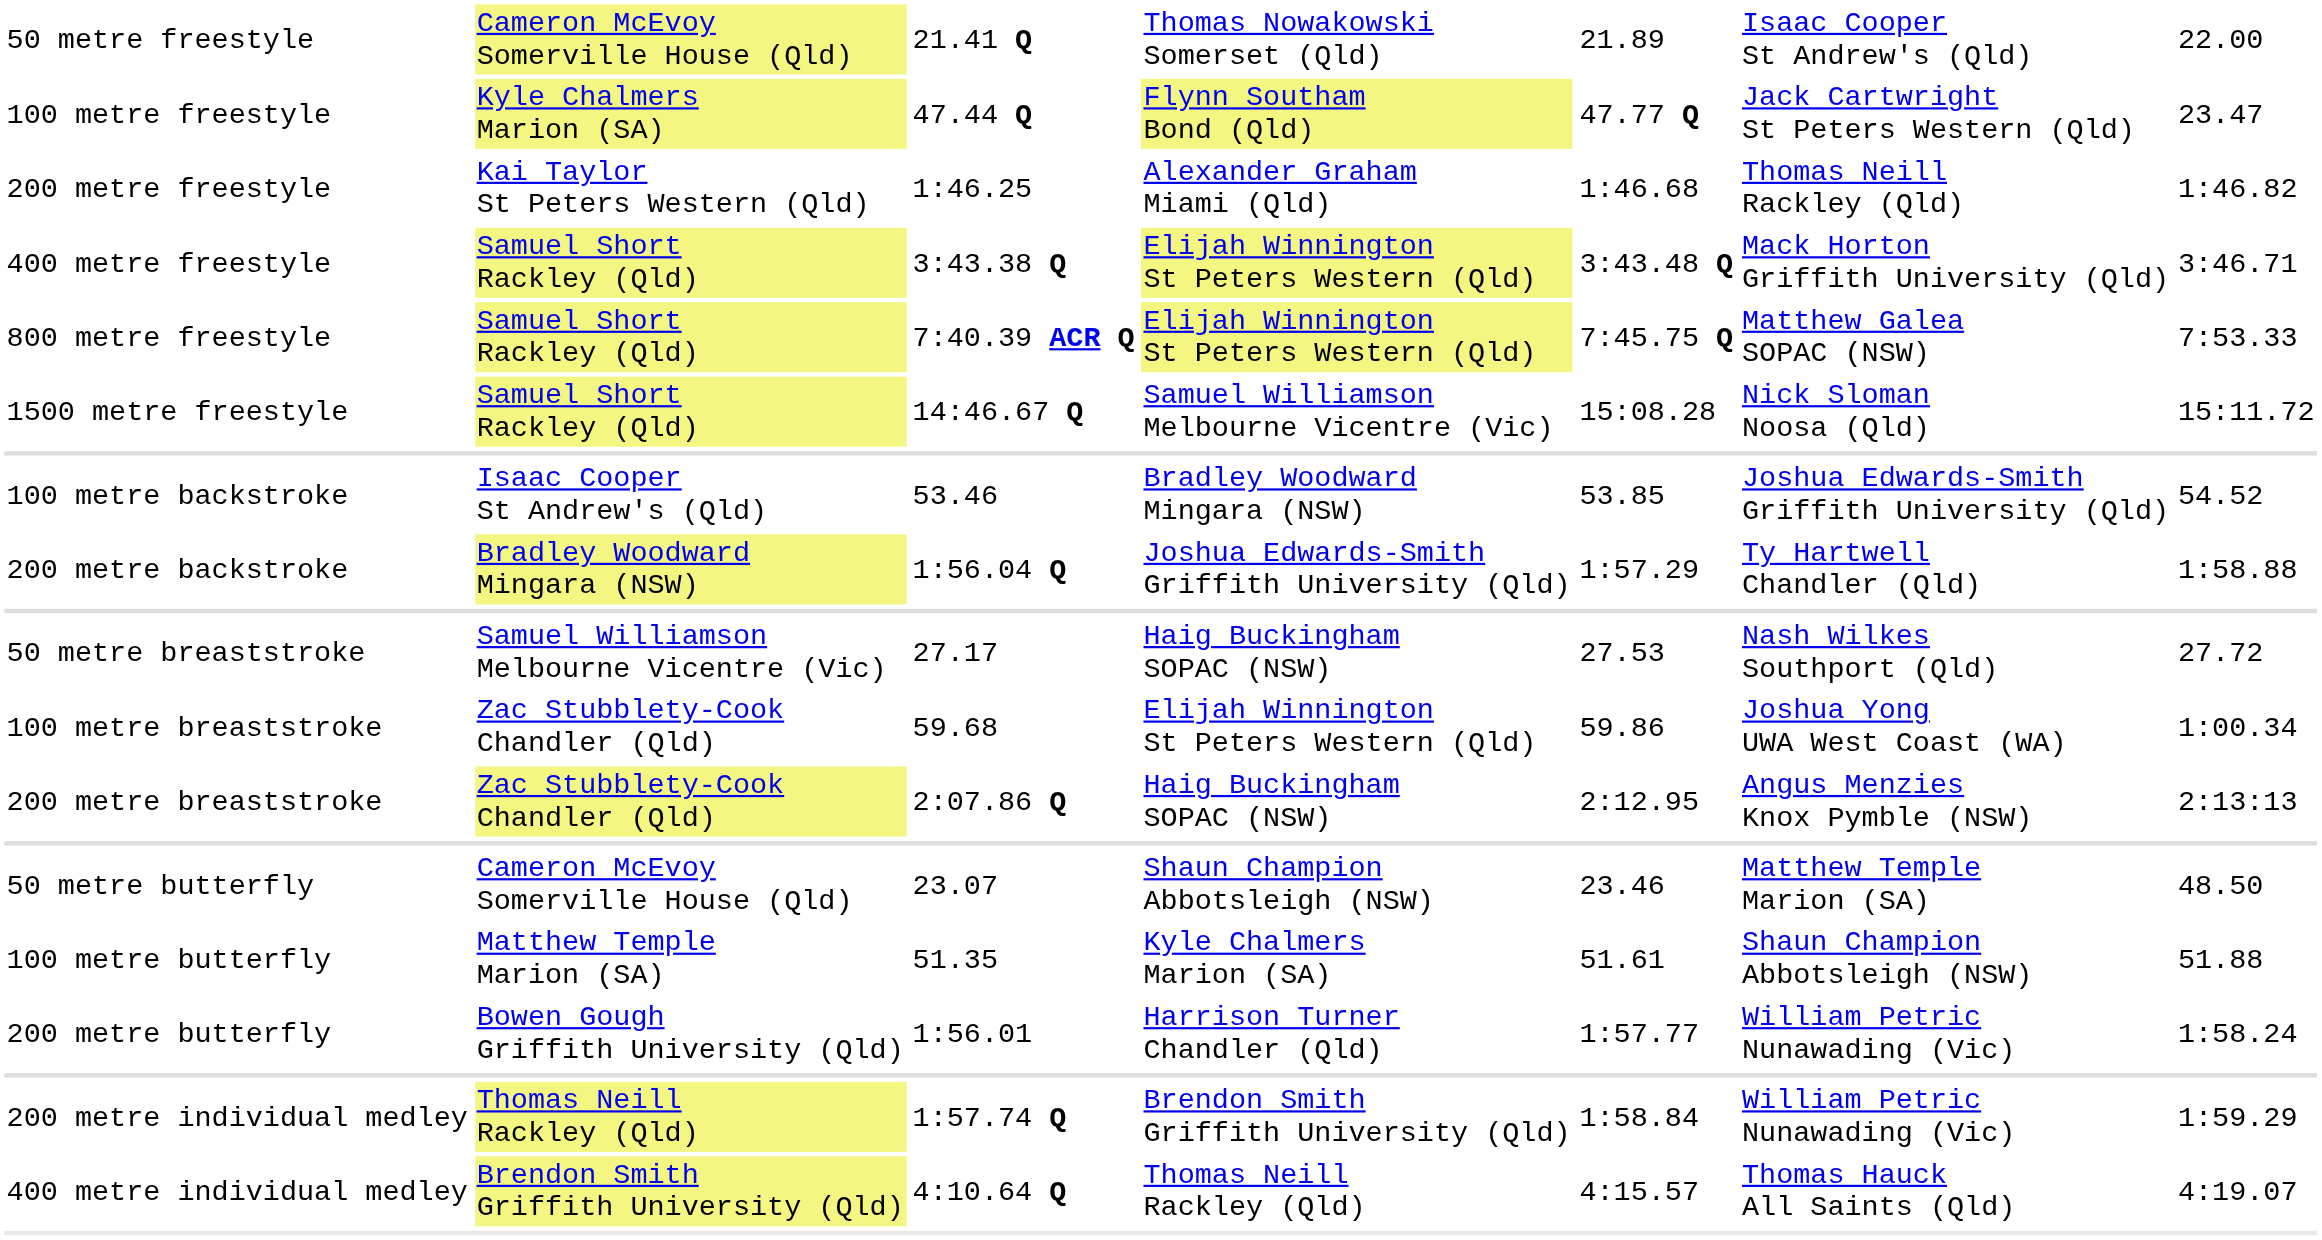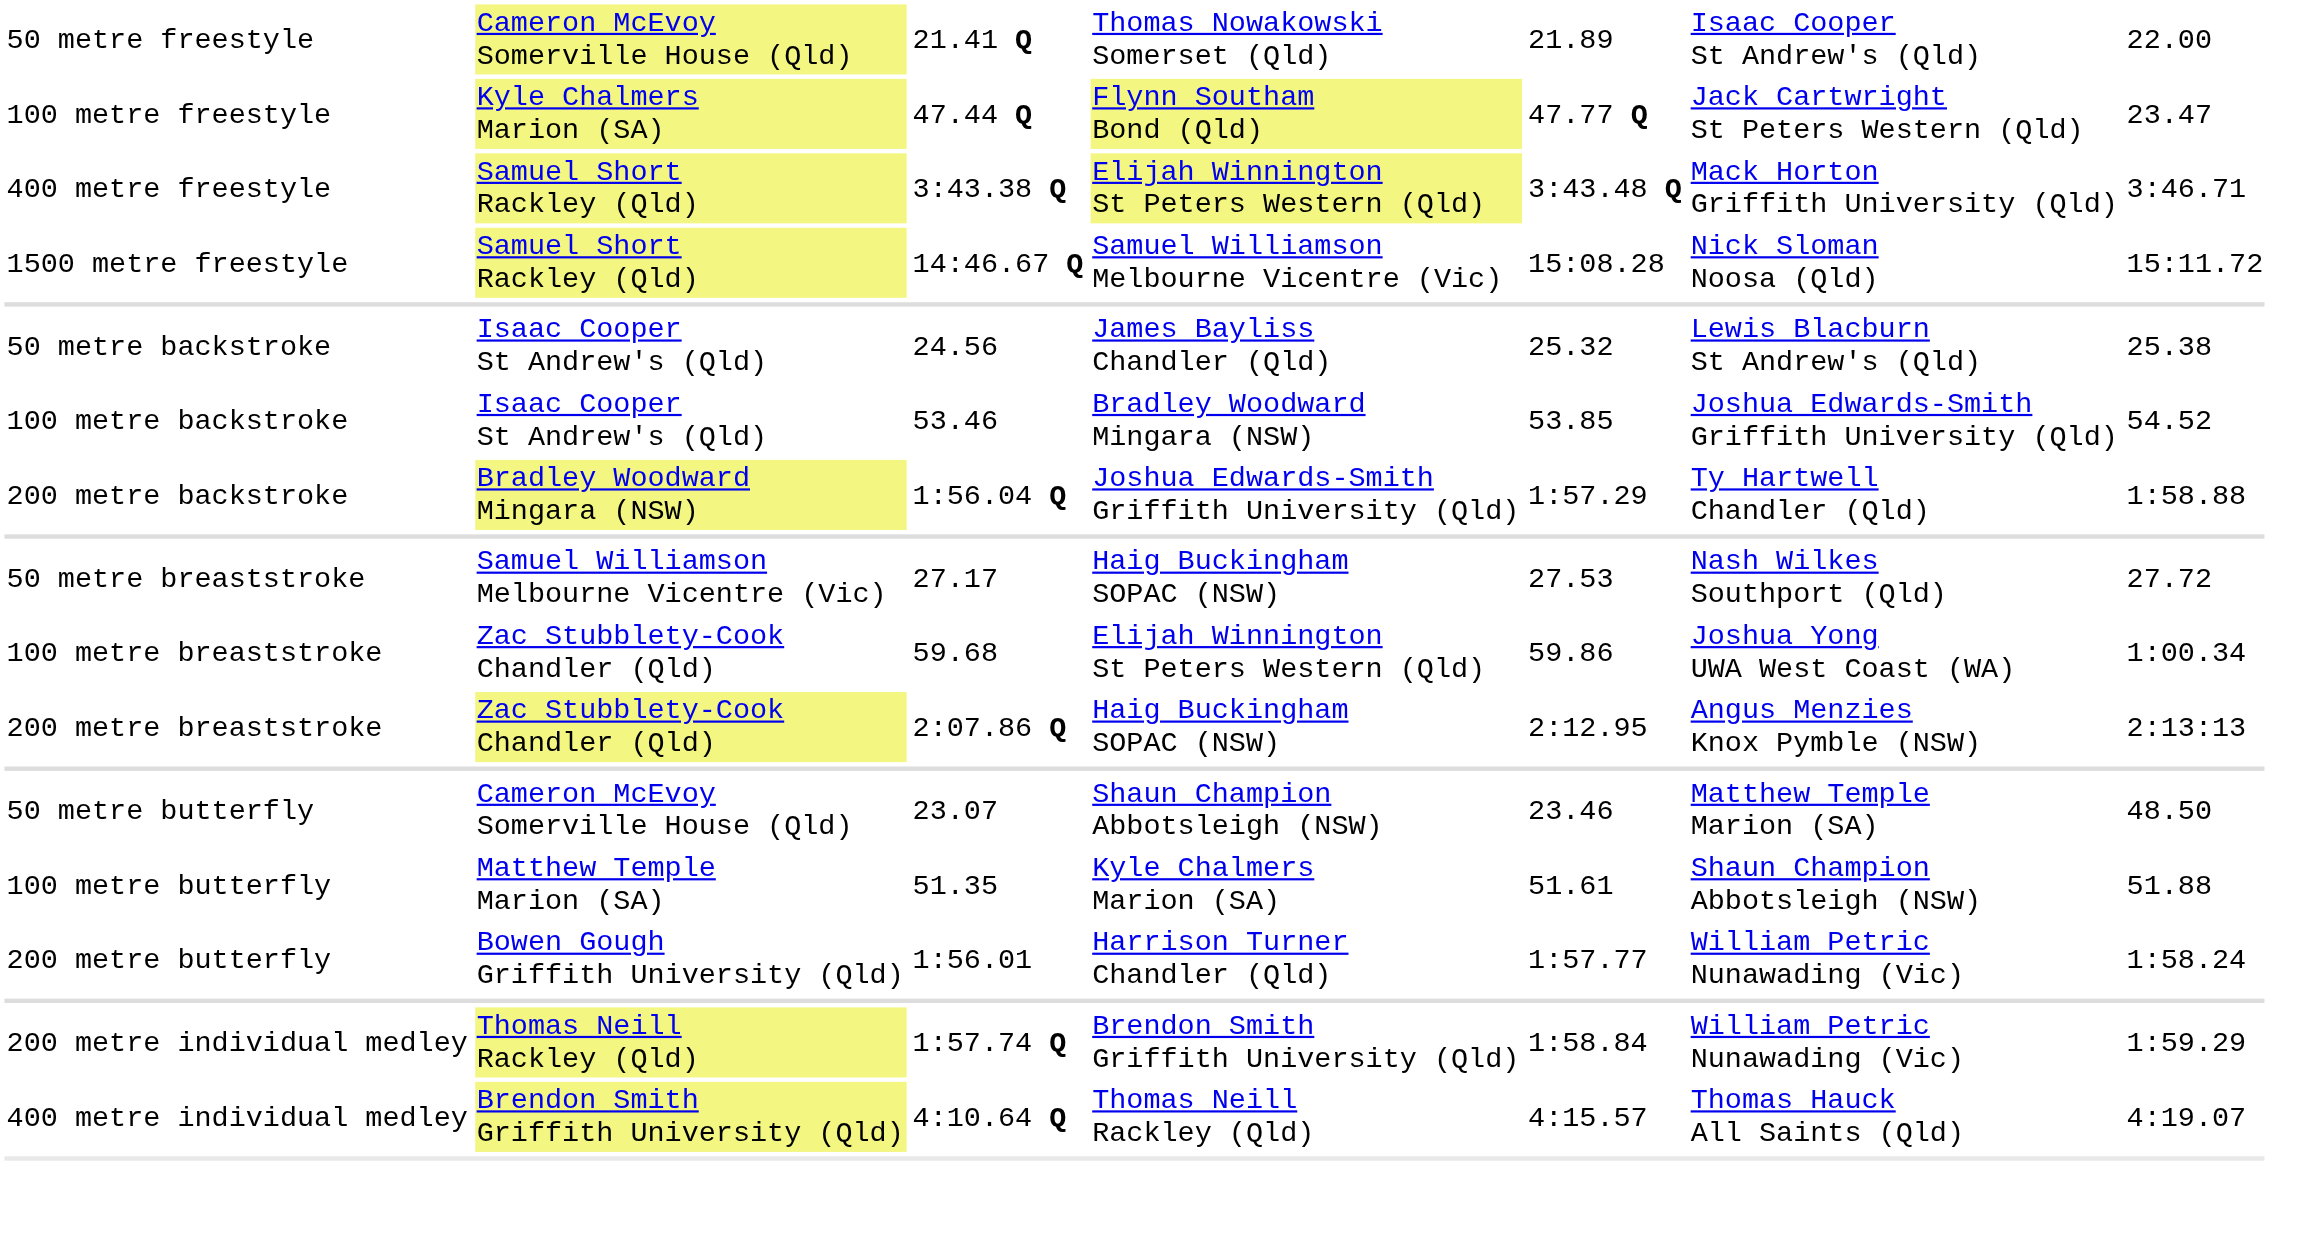- row: (169, 188)
- row: (169, 337)
+ row: (169, 346)
